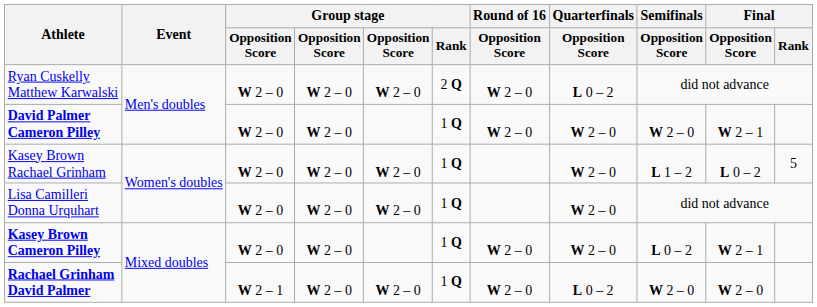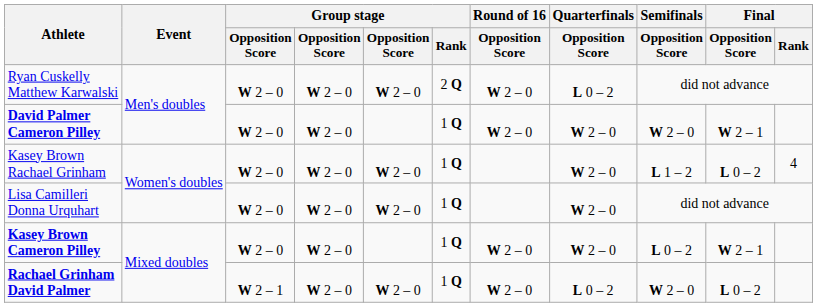(794, 164) 5 -> (794, 164) 4
(740, 290) W 2 – 0 -> (740, 290) L 0 – 2
